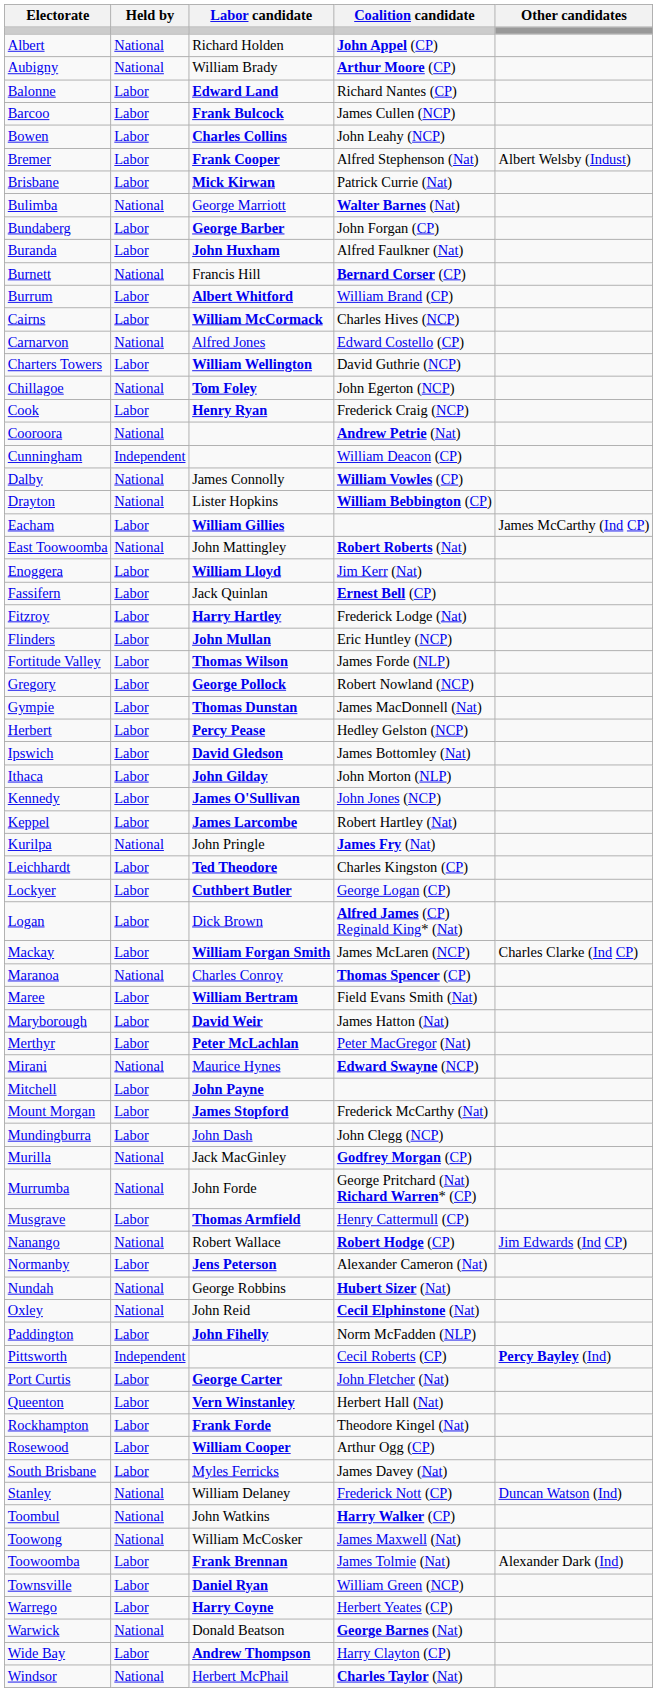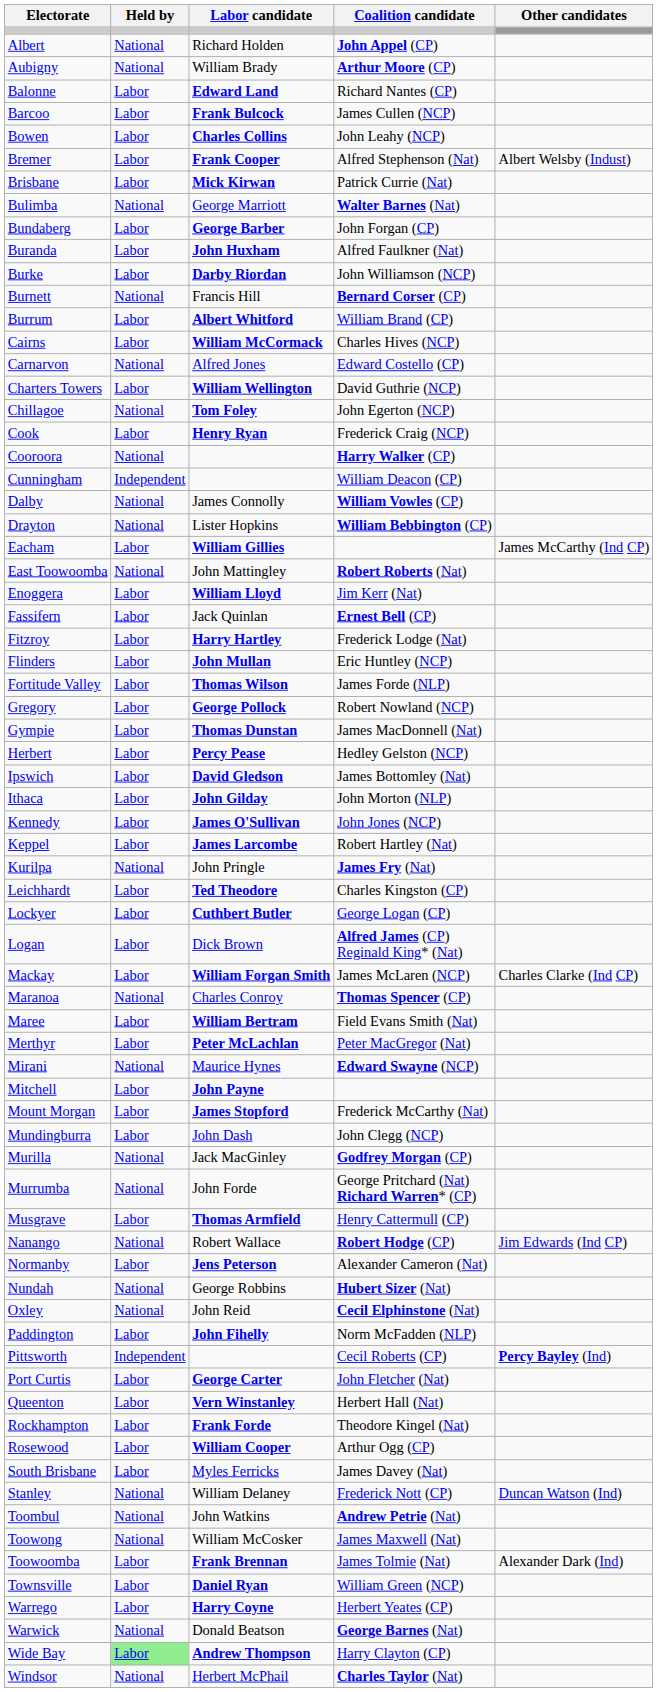+ row: (25, 273)
(399, 433) Andrew Petrie (Nat) -> (396, 456) Harry Walker (CP)
- row: (47, 1020)
(396, 1516) Harry Walker (CP) -> (399, 1516) Andrew Petrie (Nat)
(132, 1653) no background -> (132, 1653) lightgreen background
